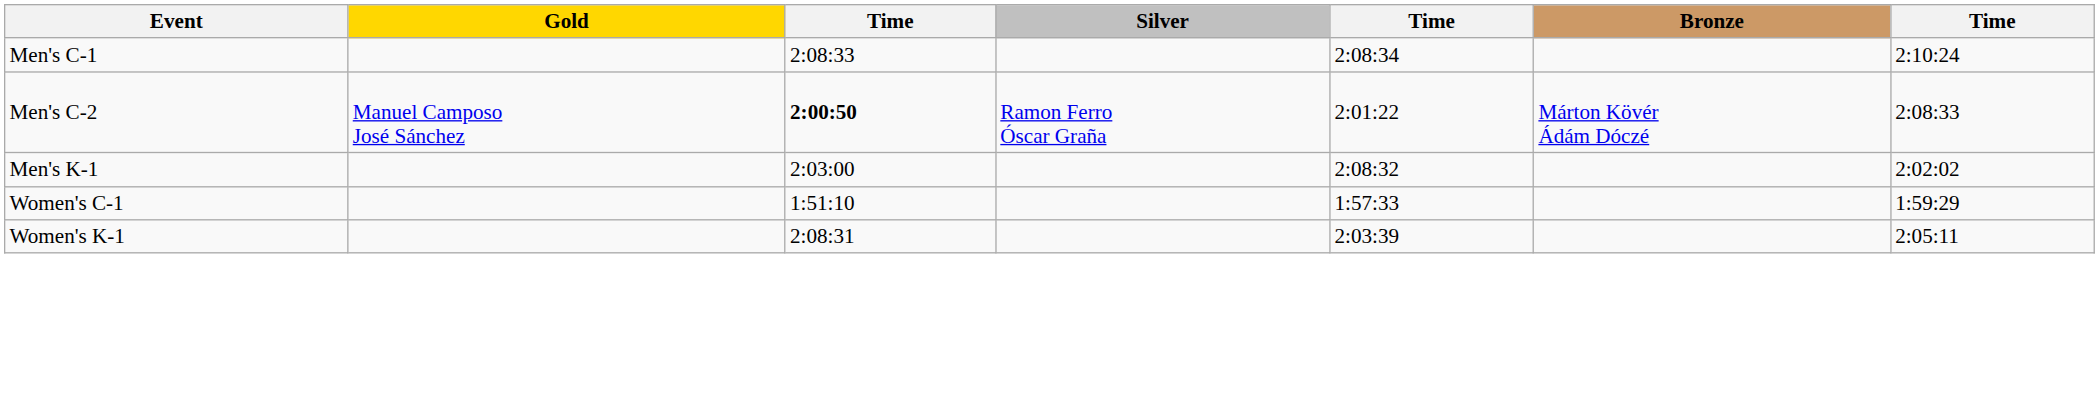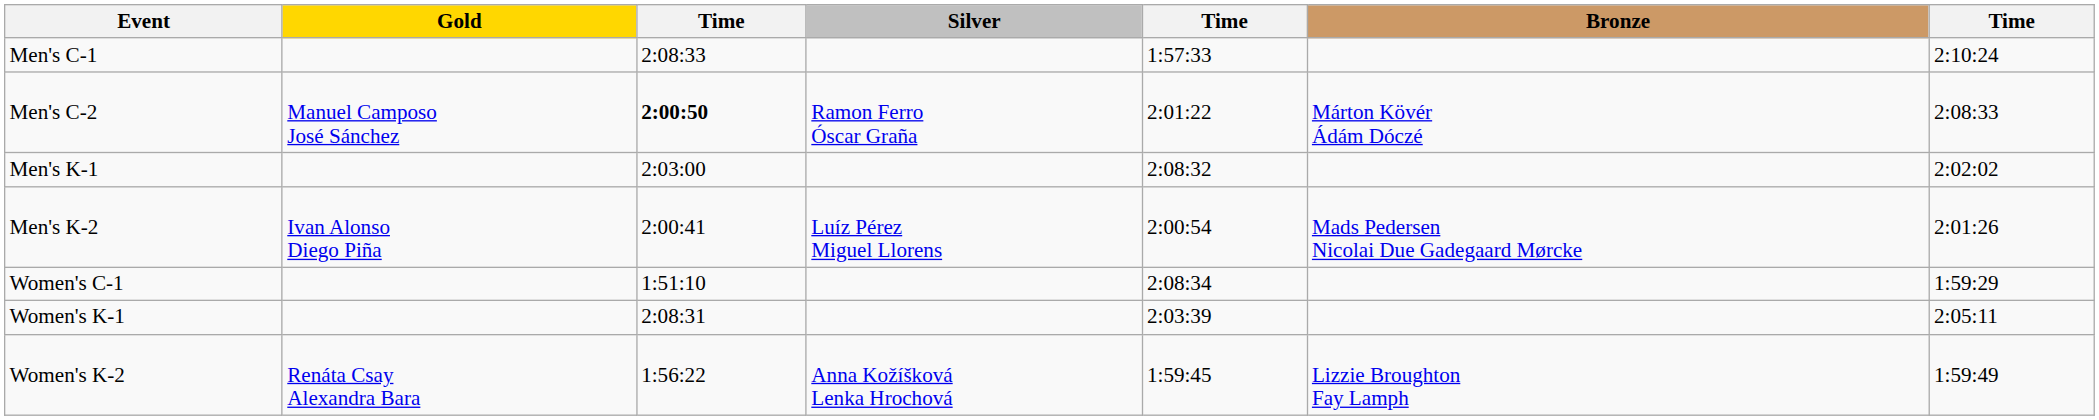(1367, 54) 2:08:34 -> (1179, 54) 1:57:33
+ row: (54, 226)
(1367, 202) 1:57:33 -> (1179, 283) 2:08:34
+ row: (67, 374)
